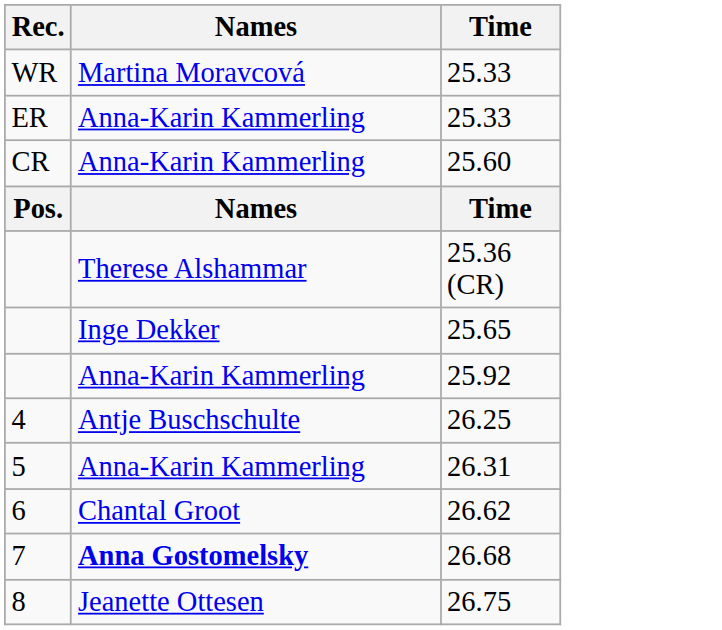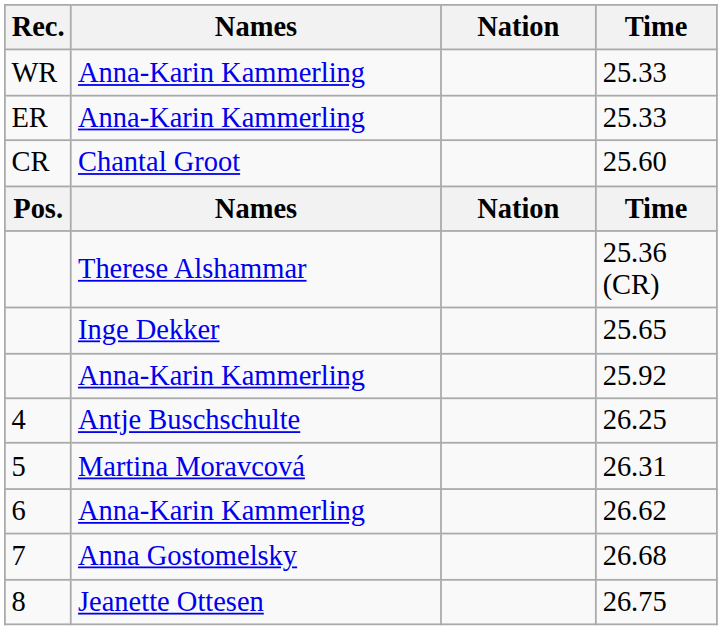+ column: (518, 27)
(191, 72) Martina Moravcová -> (222, 72) Anna-Karin Kammerling
(222, 162) Anna-Karin Kammerling -> (159, 162) Chantal Groot
(222, 465) Anna-Karin Kammerling -> (191, 465) Martina Moravcová
(159, 510) Chantal Groot -> (222, 510) Anna-Karin Kammerling
(193, 555) bold -> (188, 555) normal
